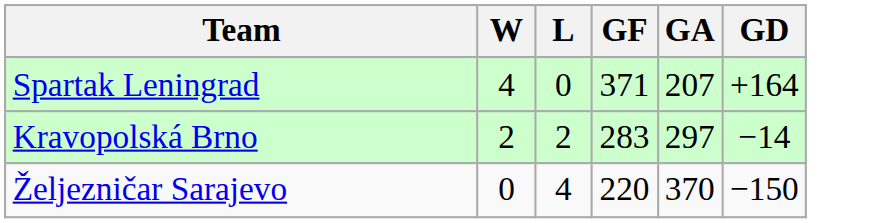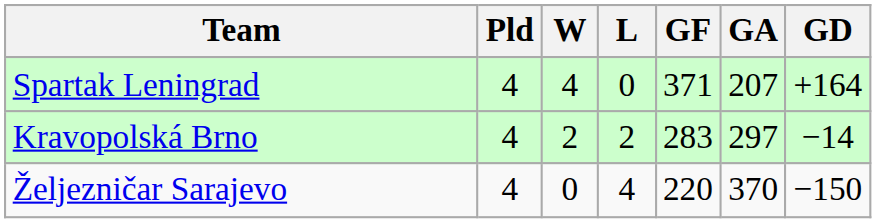+ column: (510, 30)
